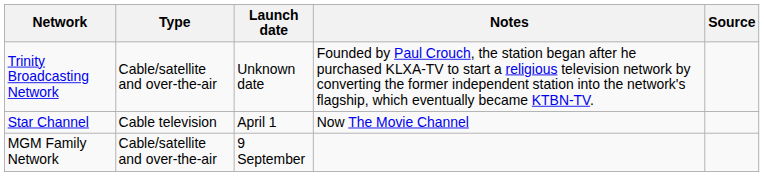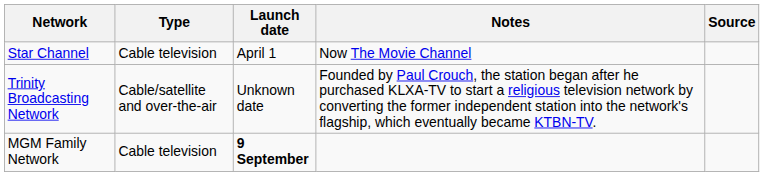rows swapped: (48, 76) <-> (48, 122)
(168, 152) Cable/satellite and over-the-air -> (168, 152) Cable television
(271, 152) normal -> (273, 152) bold
